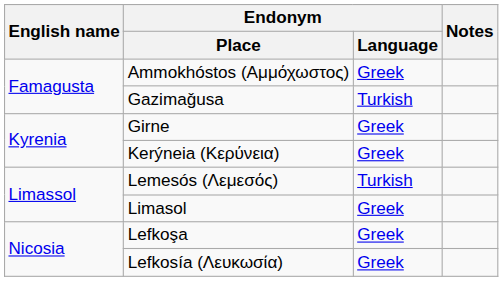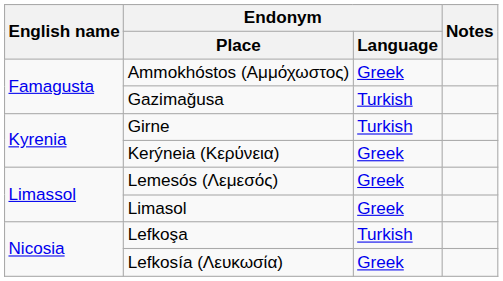(380, 126) Greek -> (385, 126) Turkish
(385, 180) Turkish -> (380, 180) Greek
(380, 235) Greek -> (385, 235) Turkish
